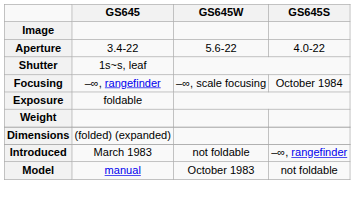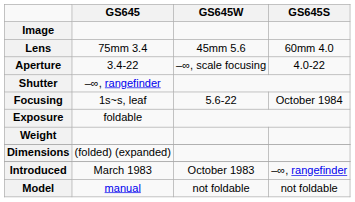+ row: (38, 48)
(221, 48) 5.6-22 -> (221, 65) –∞, scale focusing
(123, 65) 1s~s, leaf -> (123, 83) –∞, rangefinder
(123, 83) –∞, rangefinder -> (123, 100) 1s~s, leaf
(221, 83) –∞, scale focusing -> (221, 100) 5.6-22
(221, 153) not foldable -> (221, 170) October 1983
(221, 170) October 1983 -> (221, 188) not foldable
